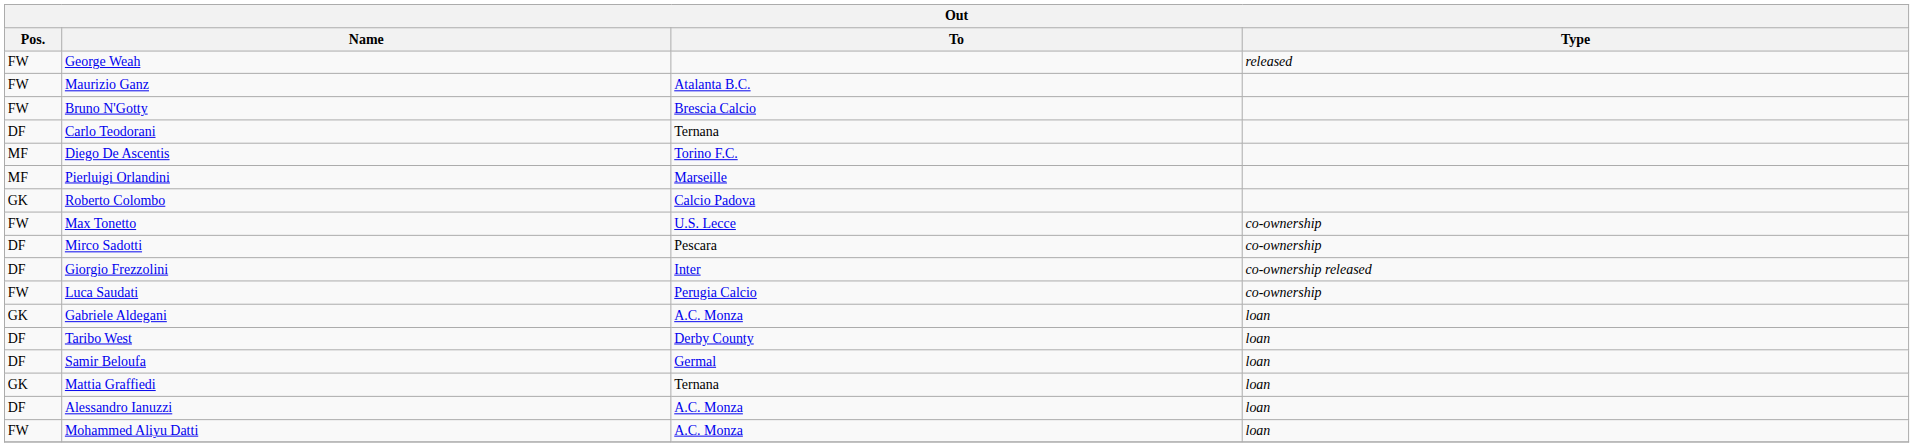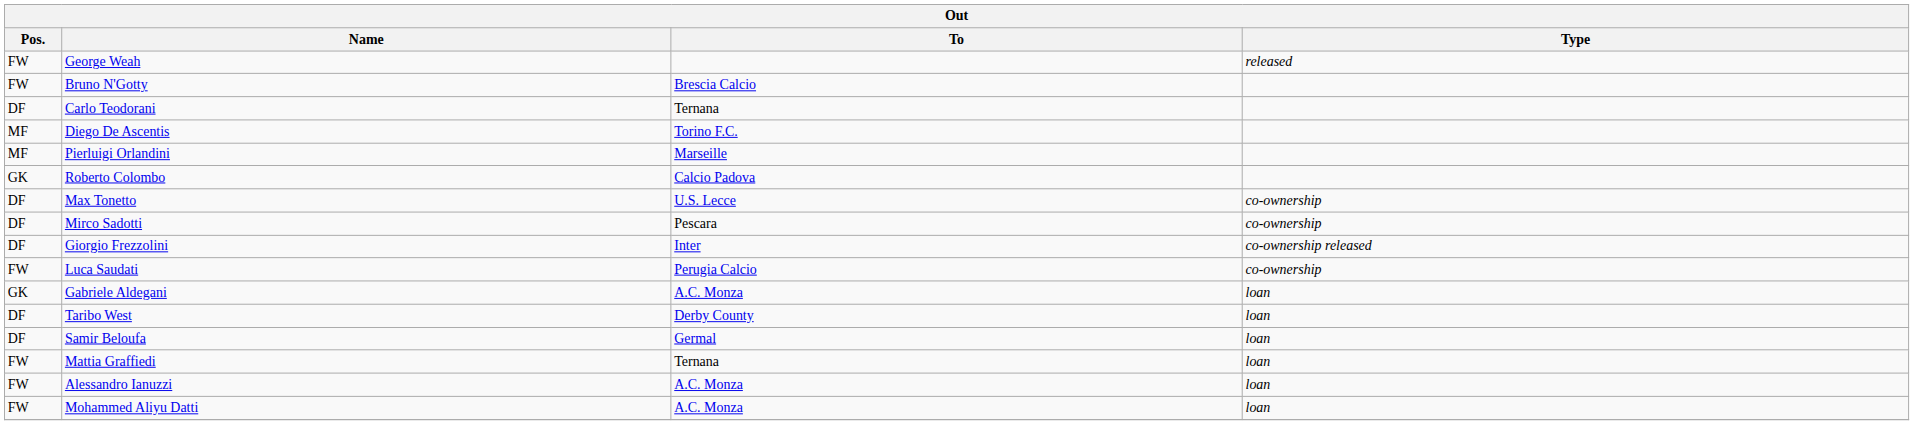- row: (107, 85)
(18, 223) FW -> (17, 200) DF
(18, 385) GK -> (18, 361) FW
(17, 408) DF -> (18, 385) FW
